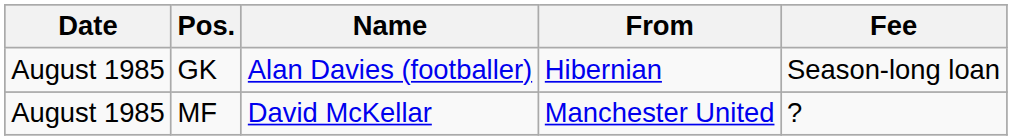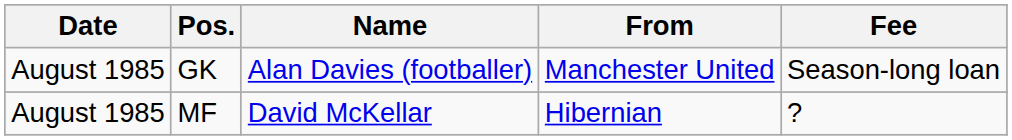(603, 69) Hibernian -> (660, 69) Manchester United
(660, 112) Manchester United -> (603, 112) Hibernian
